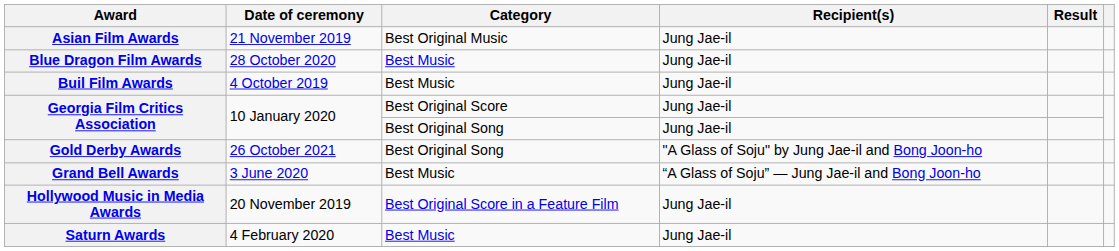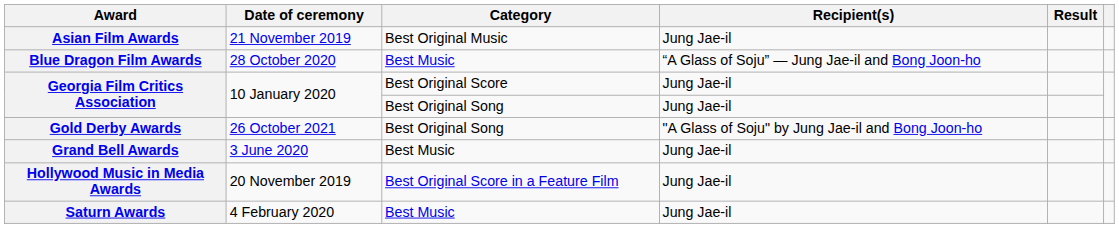(697, 60) Jung Jae-il -> (822, 60) “A Glass of Soju” — Jung Jae-il and Bong Joon-ho
- row: (115, 83)
(822, 173) “A Glass of Soju” — Jung Jae-il and Bong Joon-ho -> (697, 151) Jung Jae-il
